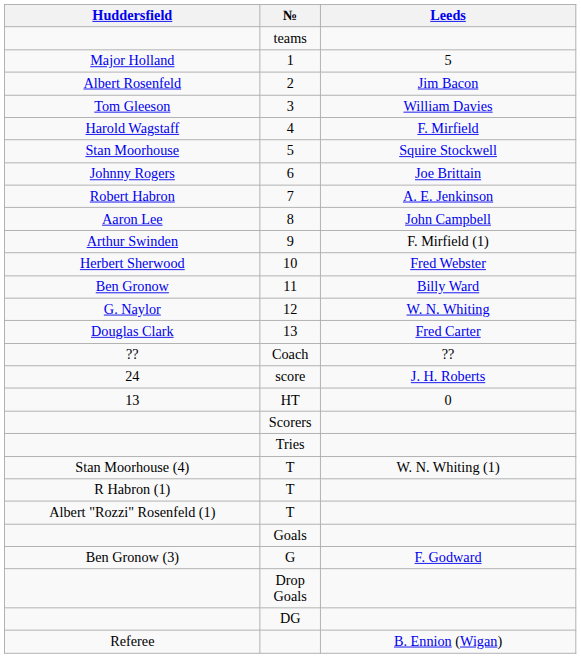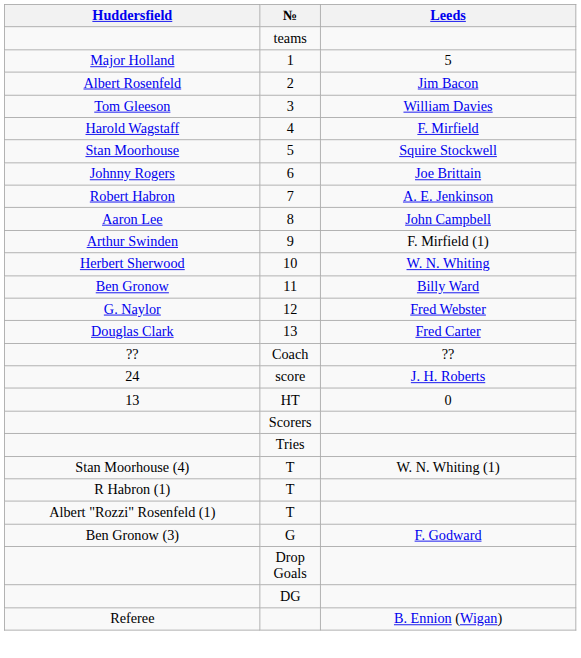(448, 264) Fred Webster -> (448, 264) W. N. Whiting
(448, 309) W. N. Whiting -> (448, 309) Fred Webster
- row: (132, 535)
